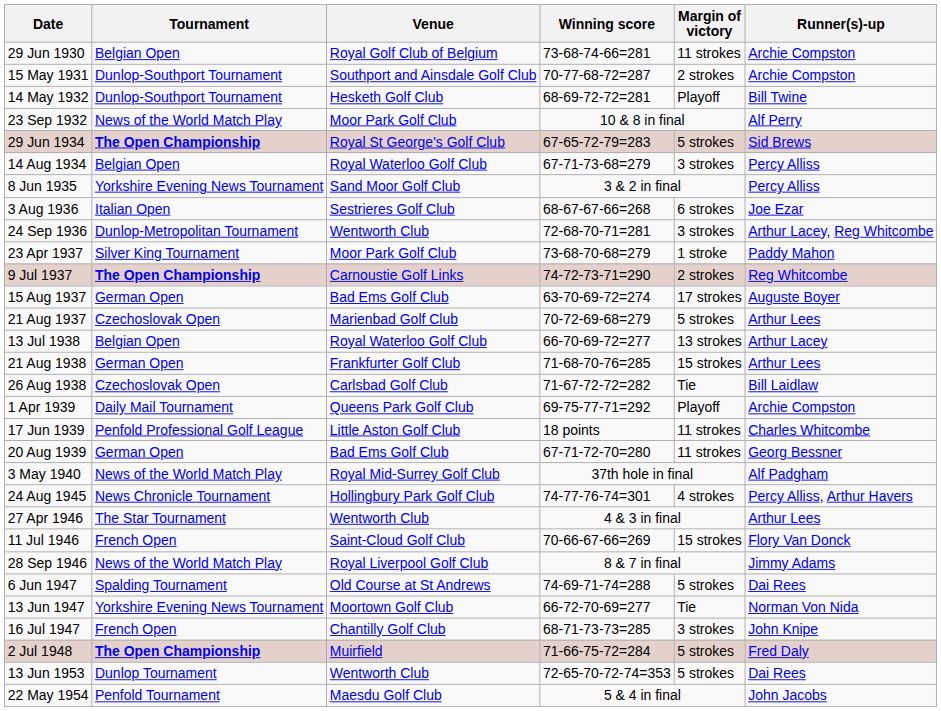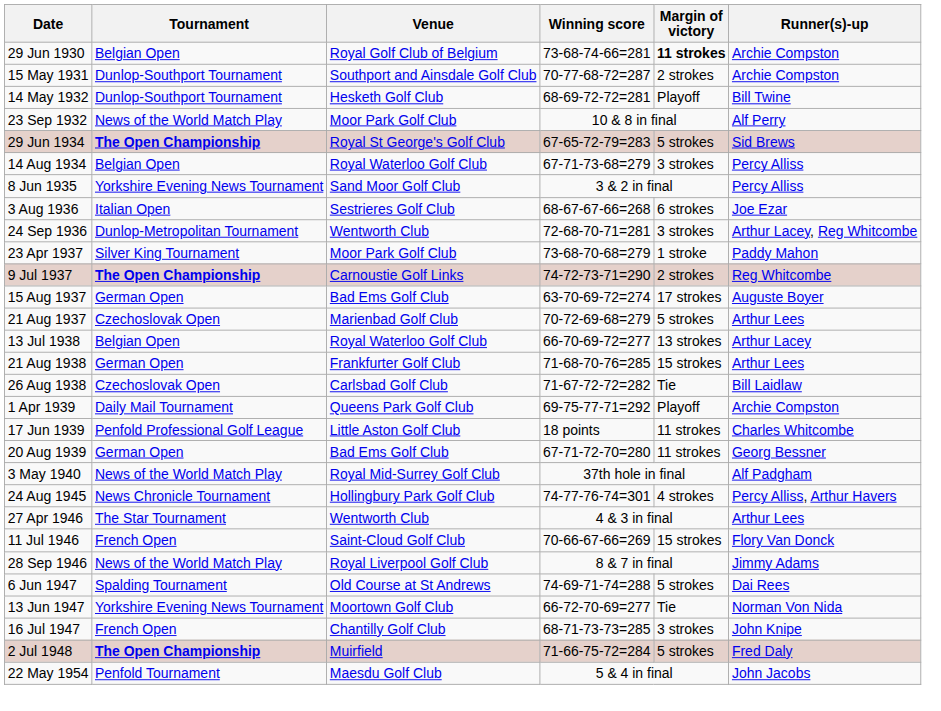(709, 53) normal -> (691, 53) bold
- row: (46, 673)
